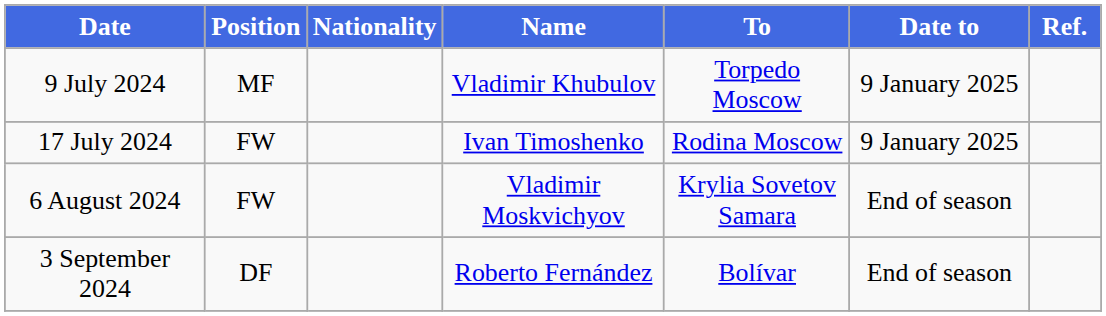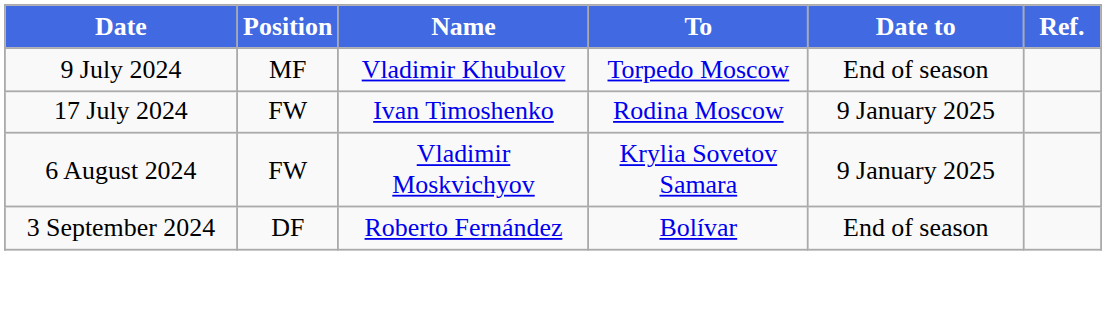- column: (375, 26)
(939, 84) 9 January 2025 -> (916, 69) End of season
(939, 200) End of season -> (916, 169) 9 January 2025
